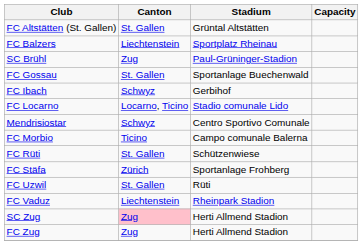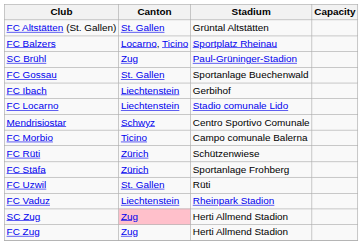(150, 43) Liechtenstein -> (155, 43) Locarno, Ticino
(138, 91) Schwyz -> (150, 91) Liechtenstein
(155, 106) Locarno, Ticino -> (150, 106) Liechtenstein
(143, 153) St. Gallen -> (135, 153) Zürich
